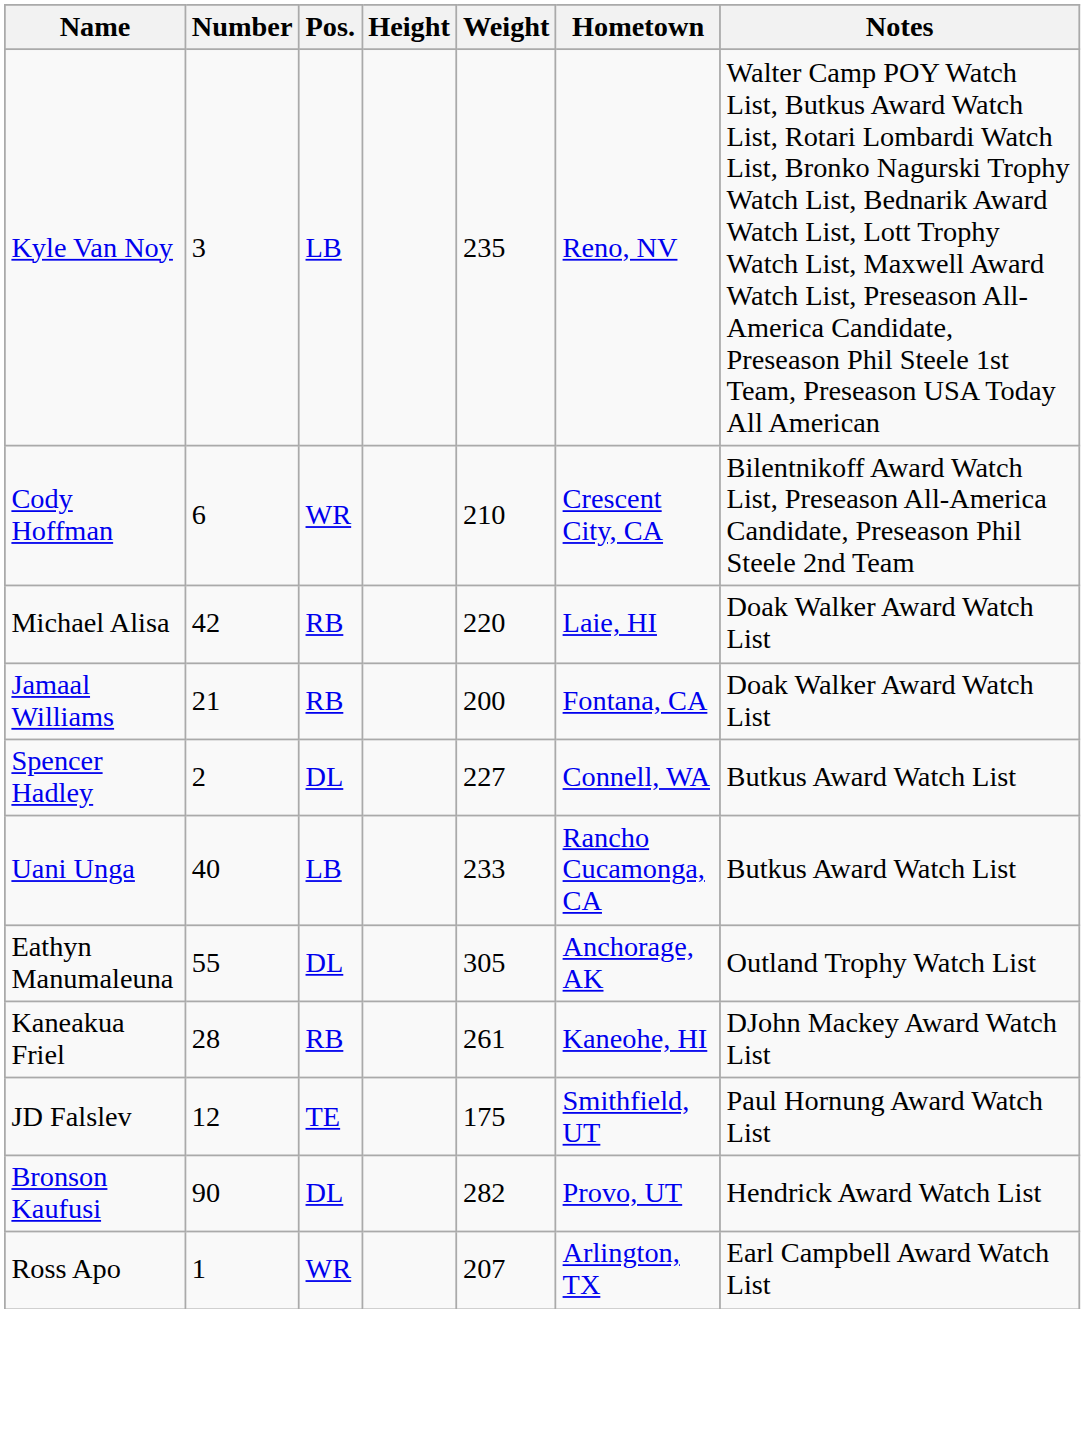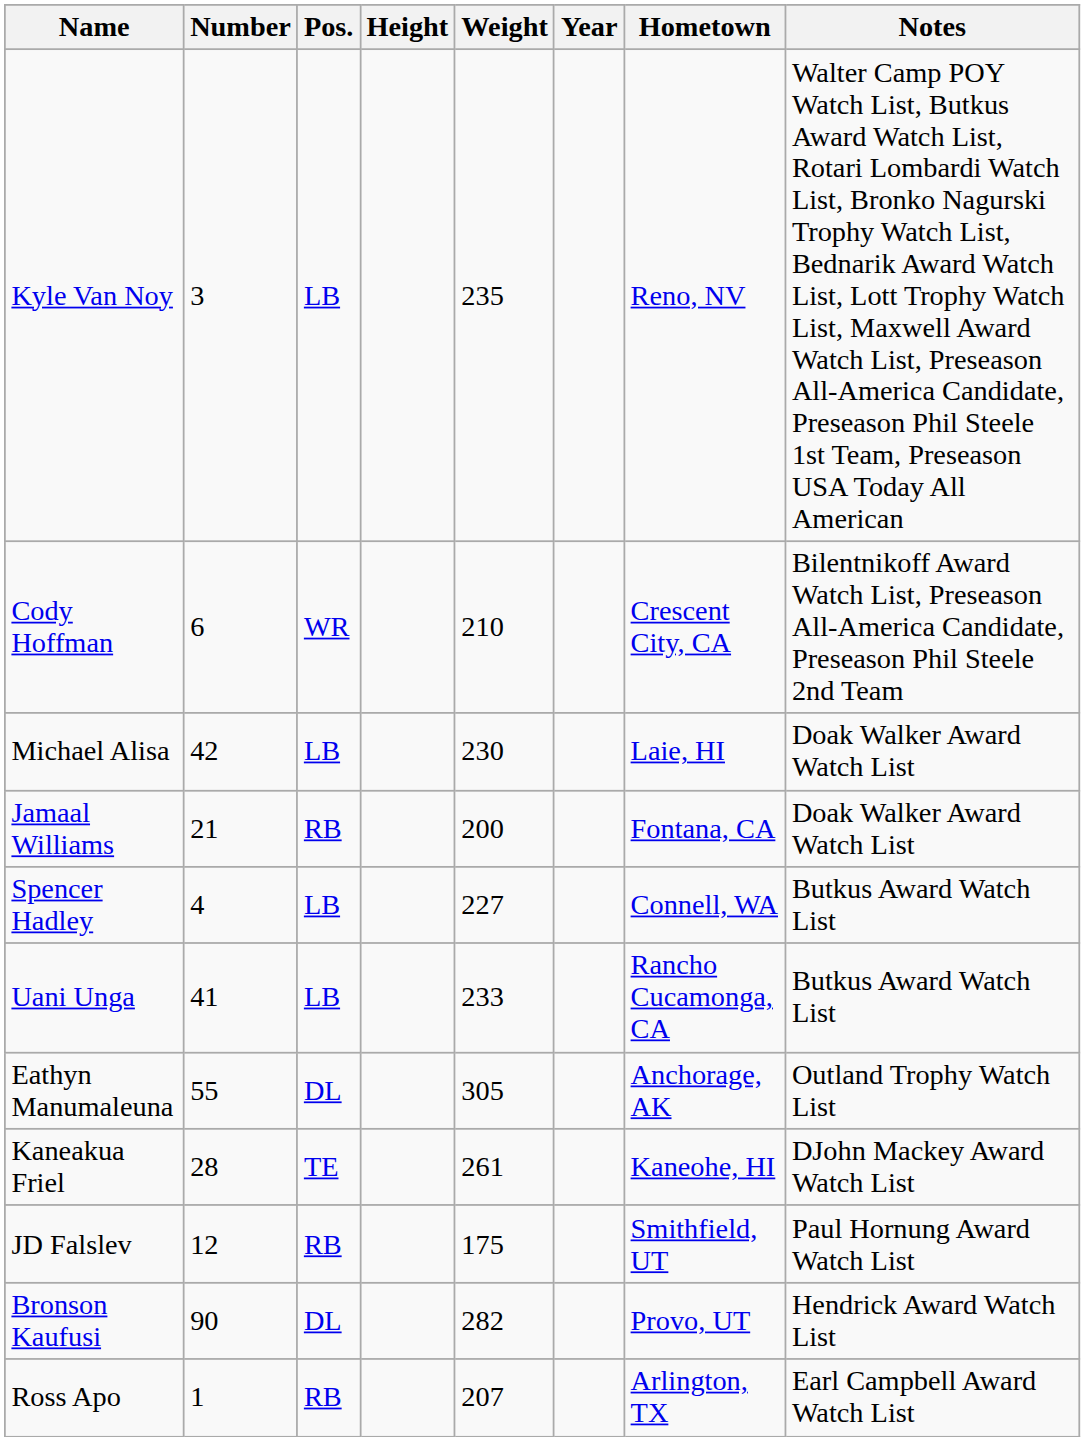+ column: (589, 26)
(324, 623) RB -> (322, 751) LB
(484, 623) 220 -> (483, 751) 230
(199, 777) 2 -> (197, 904) 4
(324, 777) DL -> (322, 904) LB
(206, 869) 40 -> (204, 997) 41
(324, 1039) RB -> (321, 1166) TE
(323, 1116) TE -> (323, 1243) RB
(328, 1269) WR -> (323, 1397) RB
